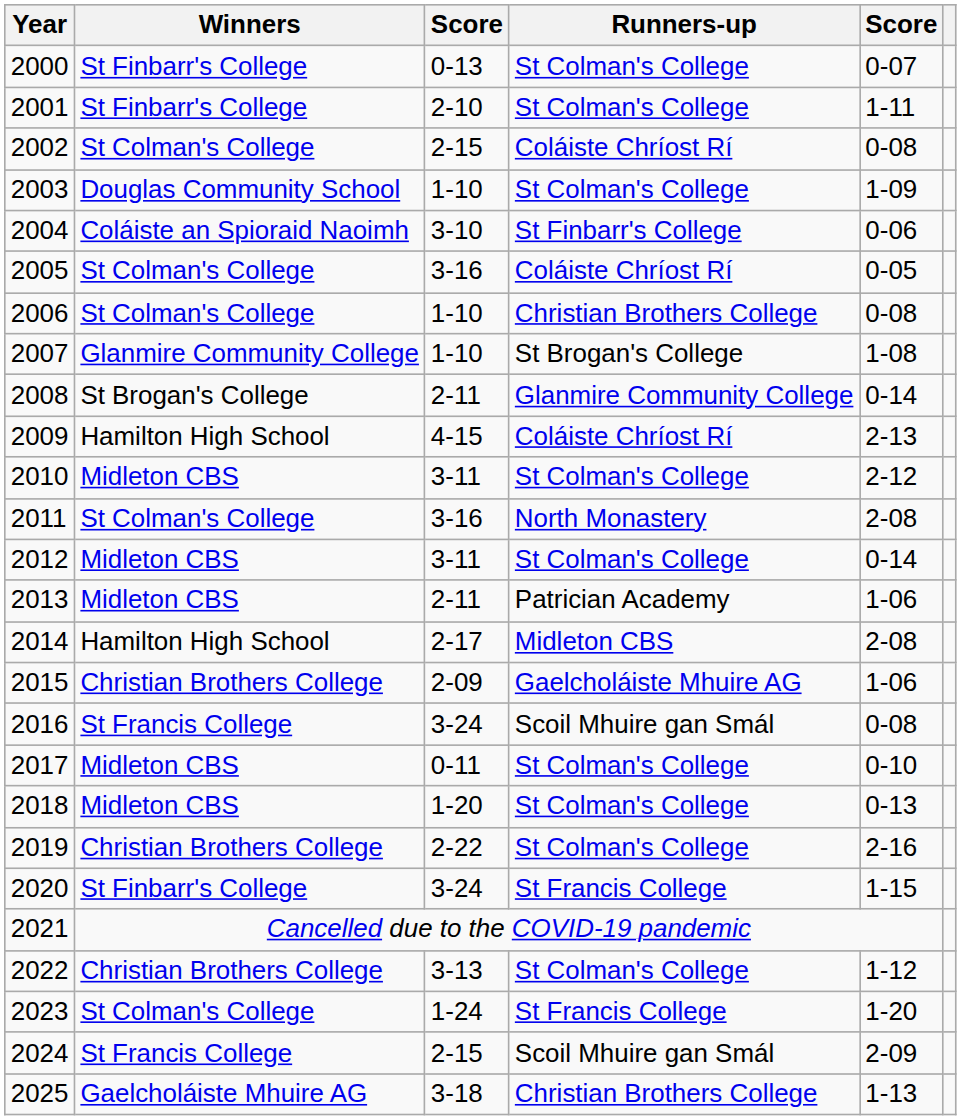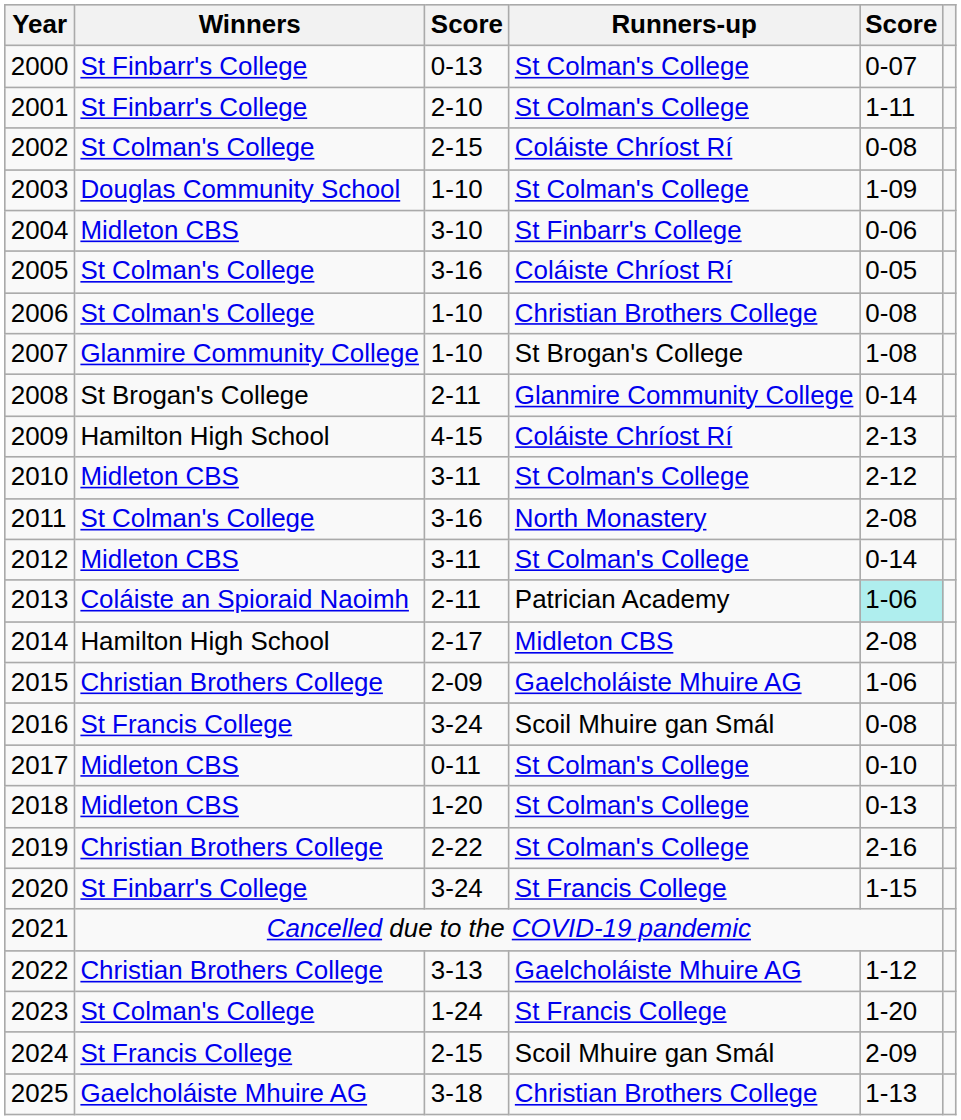(245, 230) Coláiste an Spioraid Naoimh -> (160, 230) Midleton CBS
(160, 600) Midleton CBS -> (245, 600) Coláiste an Spioraid Naoimh
(891, 600) no background -> (891, 600) paleturquoise background
(632, 970) St Colman's College -> (658, 970) Gaelcholáiste Mhuire AG
